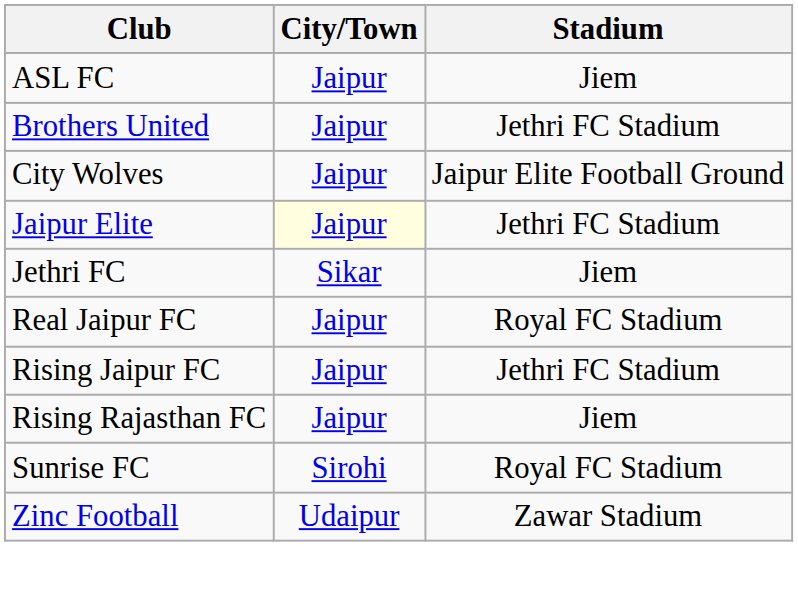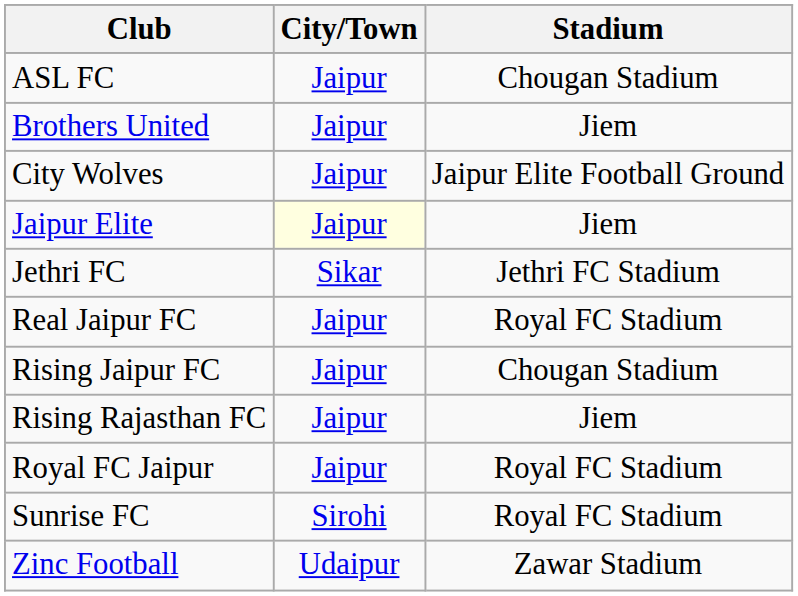(608, 77) Jiem -> (608, 77) Chougan Stadium
(608, 126) Jethri FC Stadium -> (608, 126) Jiem
(608, 223) Jethri FC Stadium -> (608, 223) Jiem
(608, 272) Jiem -> (608, 272) Jethri FC Stadium
(608, 369) Jethri FC Stadium -> (608, 369) Chougan Stadium
+ row: (113, 467)
